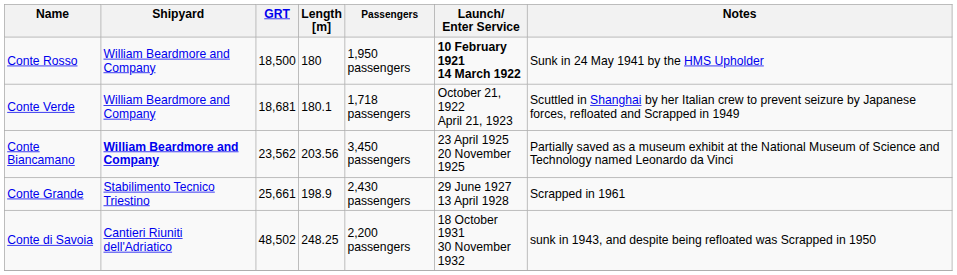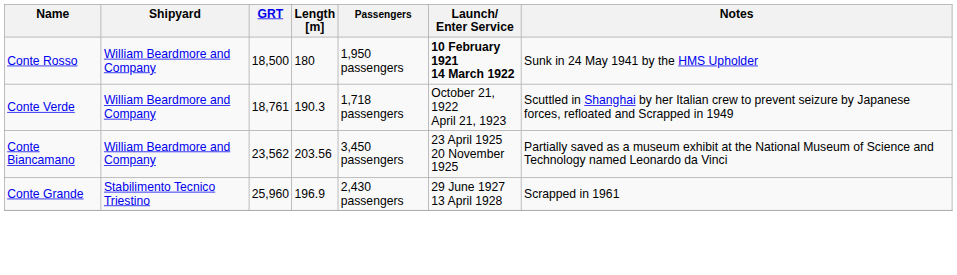(277, 107) 18,681 -> (270, 107) 18,761
(317, 107) 180.1 -> (310, 107) 190.3
(171, 154) bold -> (167, 154) normal
(277, 193) 25,661 -> (270, 193) 25,960
(317, 193) 198.9 -> (310, 193) 196.9
- row: (50, 240)
